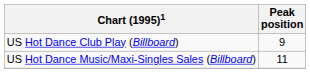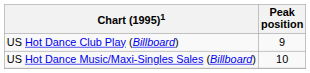(282, 59) 11 -> (282, 59) 10
